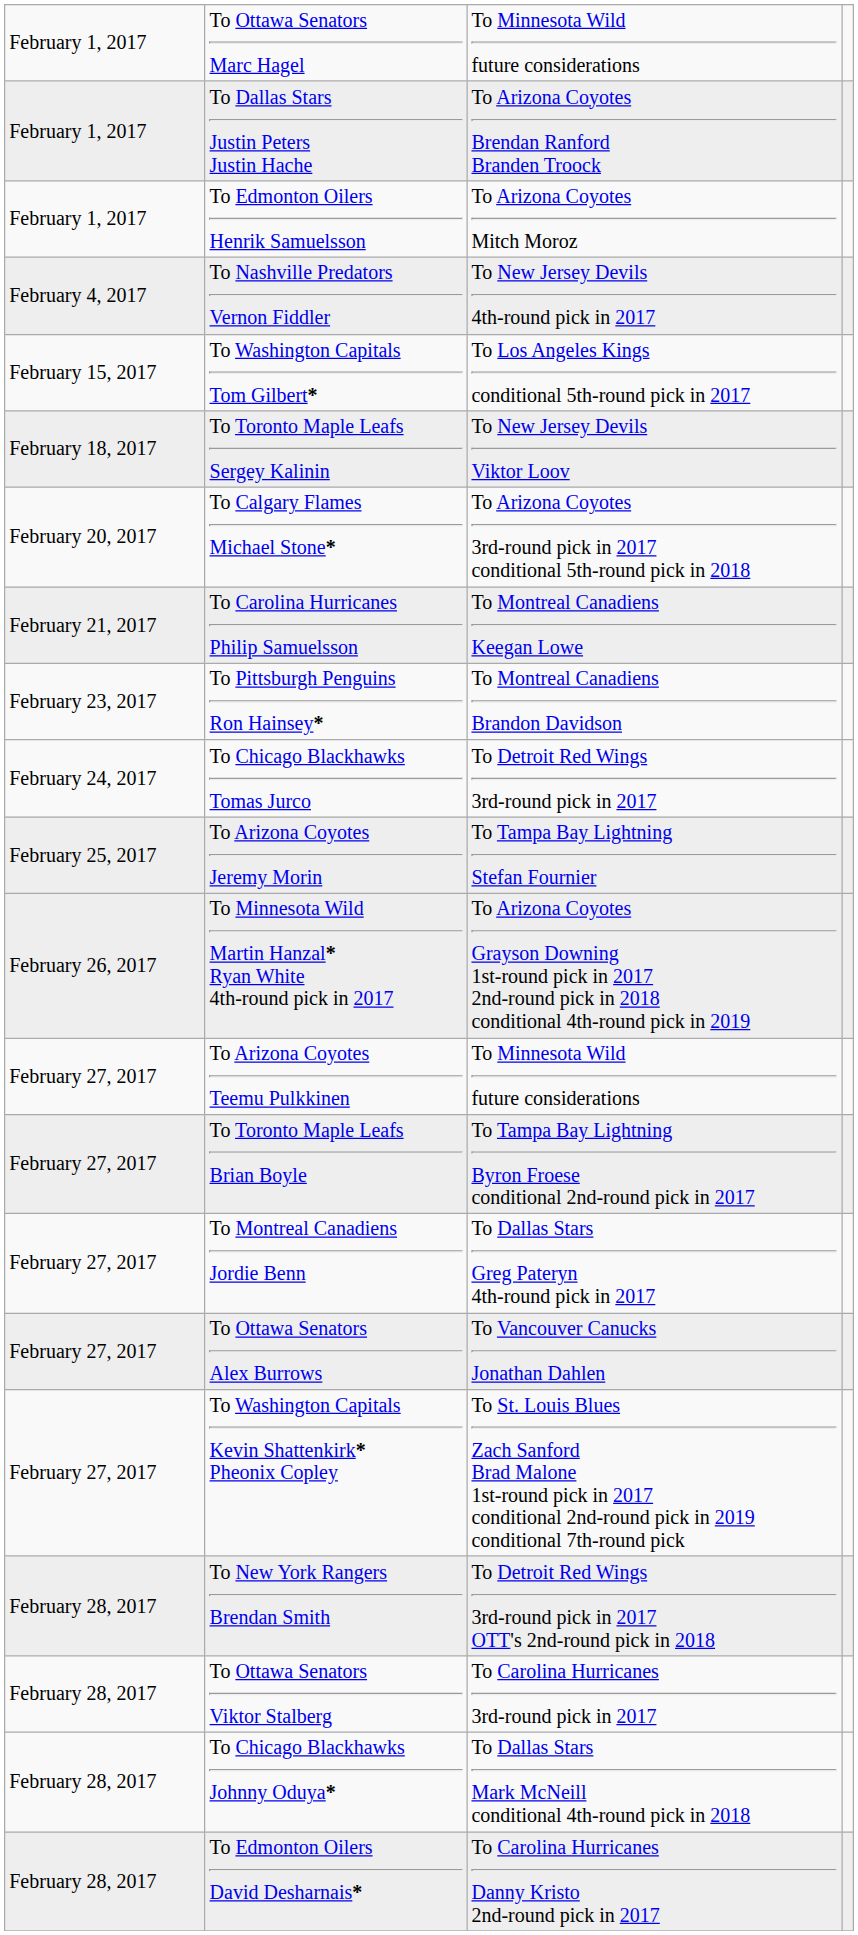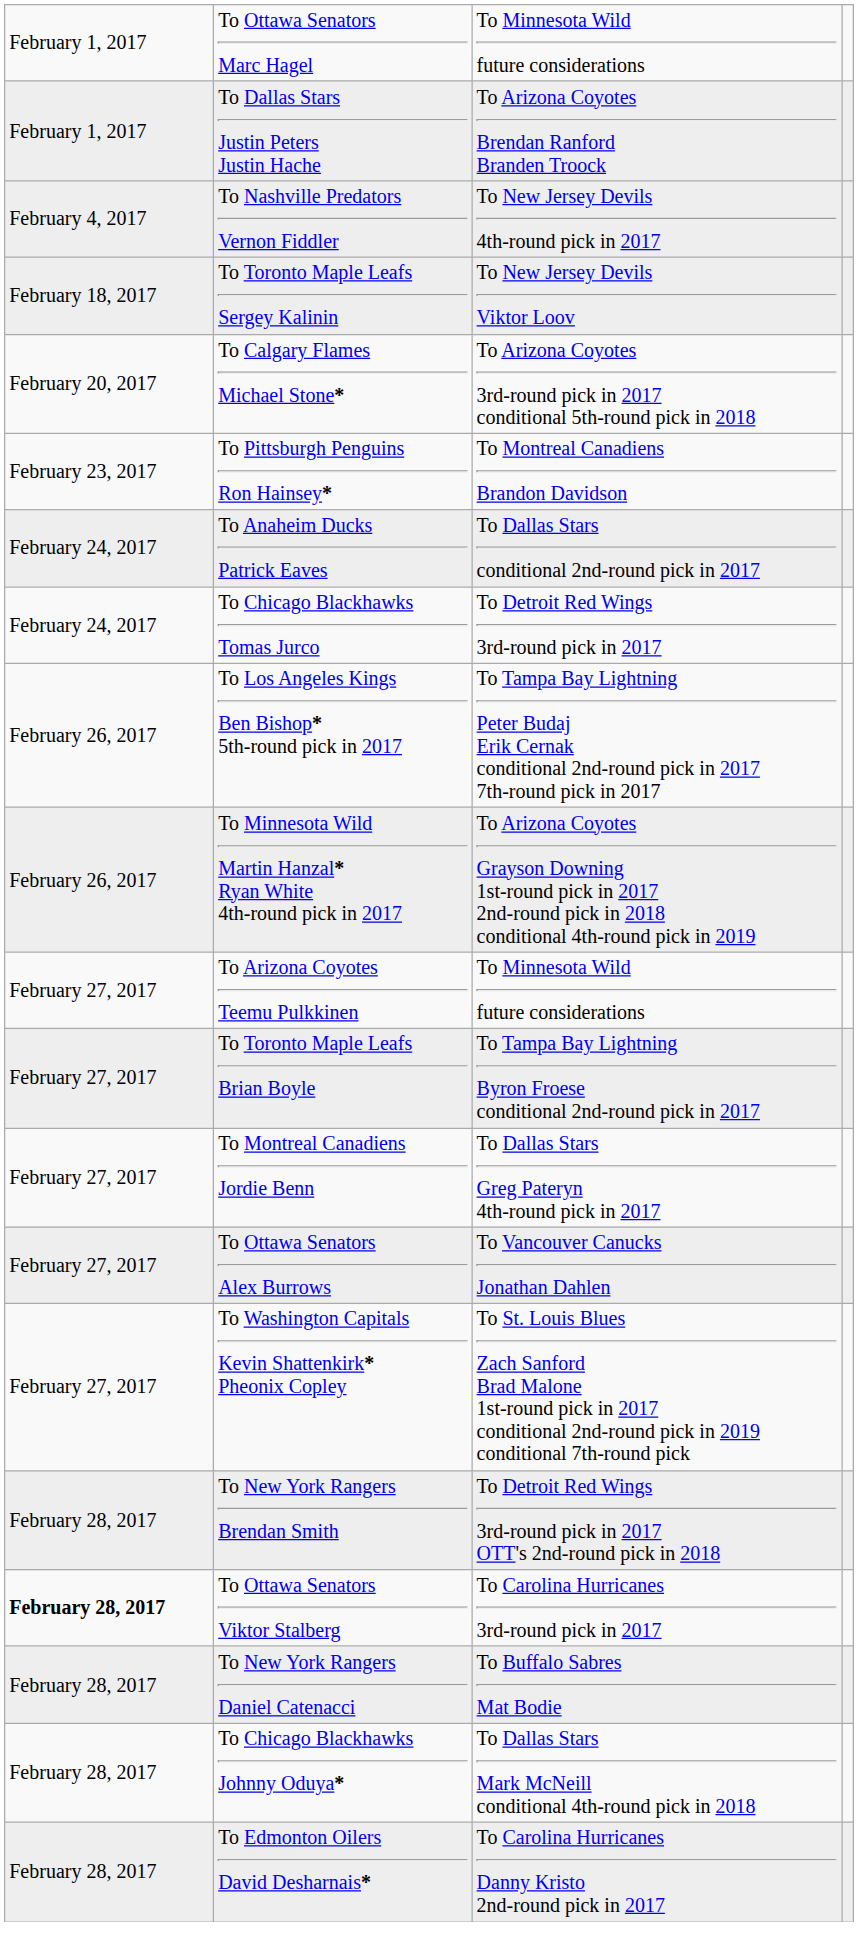- row: (336, 218)
- row: (336, 372)
- row: (336, 624)
+ row: (343, 548)
- row: (336, 855)
+ row: (343, 712)
(83, 1693) normal -> (87, 1607) bold
+ row: (343, 1684)
